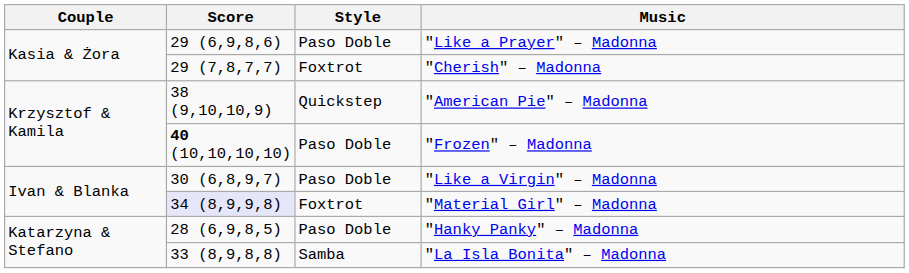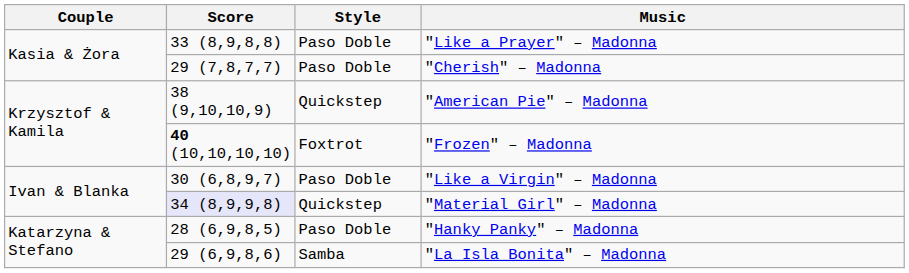(226, 42) 29 (6,9,8,6) -> (226, 42) 33 (8,9,8,8)
(331, 68) Foxtrot -> (345, 68) Paso Doble
(345, 145) Paso Doble -> (331, 145) Foxtrot
(331, 204) Foxtrot -> (340, 204) Quickstep
(226, 255) 33 (8,9,8,8) -> (226, 255) 29 (6,9,8,6)
